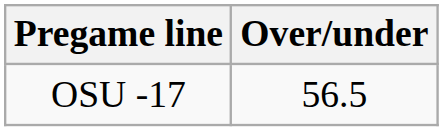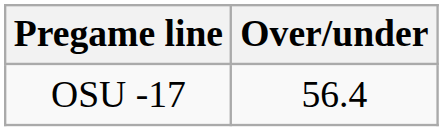(334, 93) 56.5 -> (334, 93) 56.4
